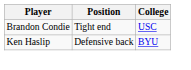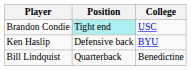(92, 27) no background -> (92, 27) paleturquoise background
+ row: (33, 57)
